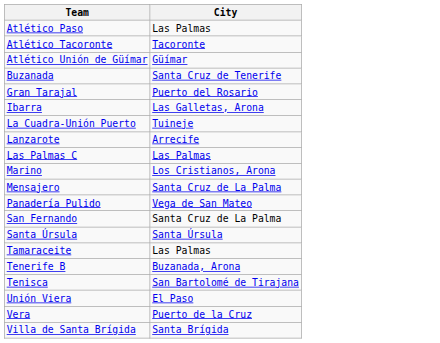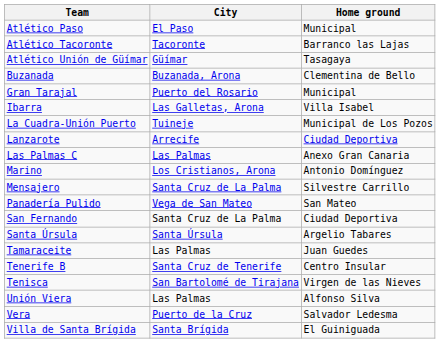+ column: (368, 12)
(182, 28) Las Palmas -> (173, 28) El Paso
(217, 76) Santa Cruz de Tenerife -> (196, 76) Buzanada, Arona
(196, 267) Buzanada, Arona -> (217, 267) Santa Cruz de Tenerife
(173, 298) El Paso -> (182, 298) Las Palmas
